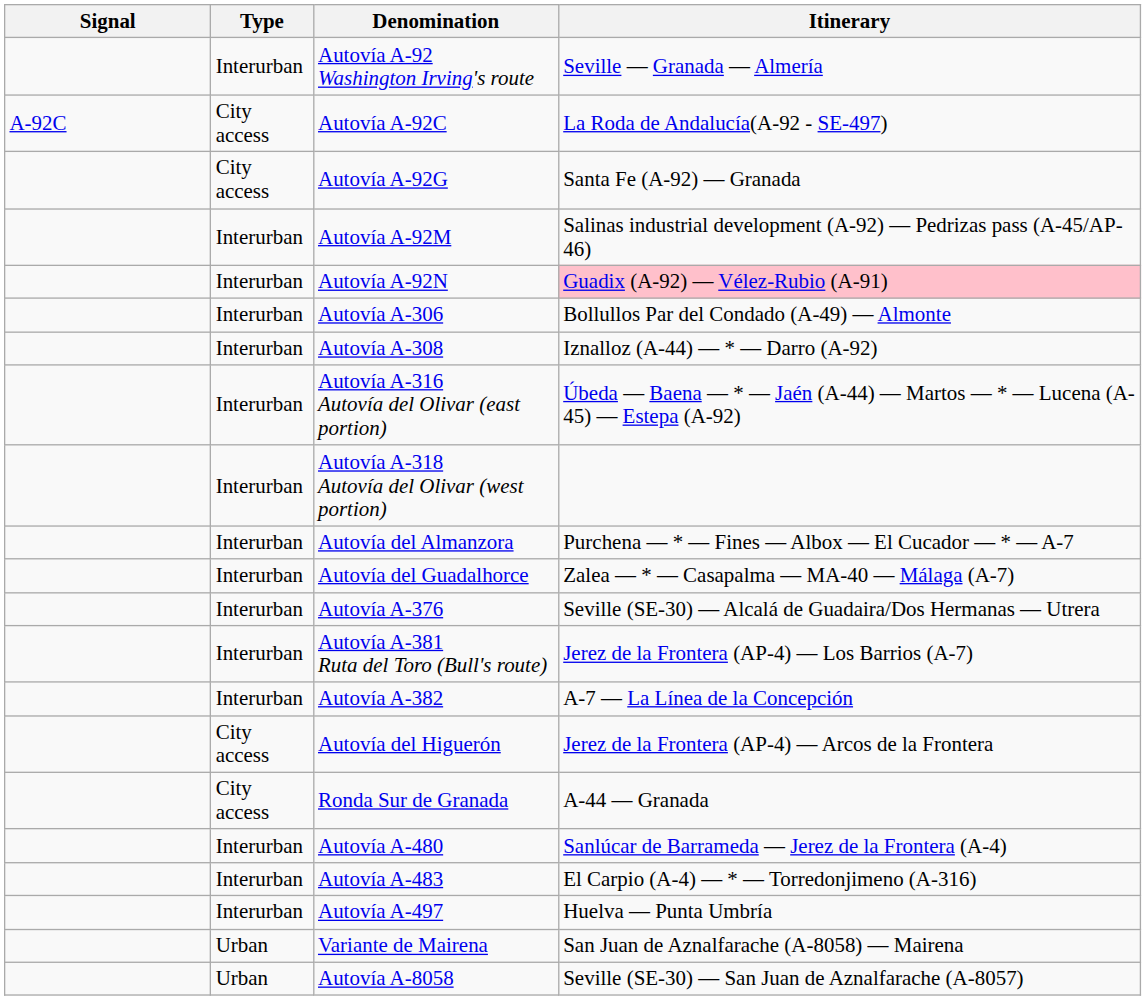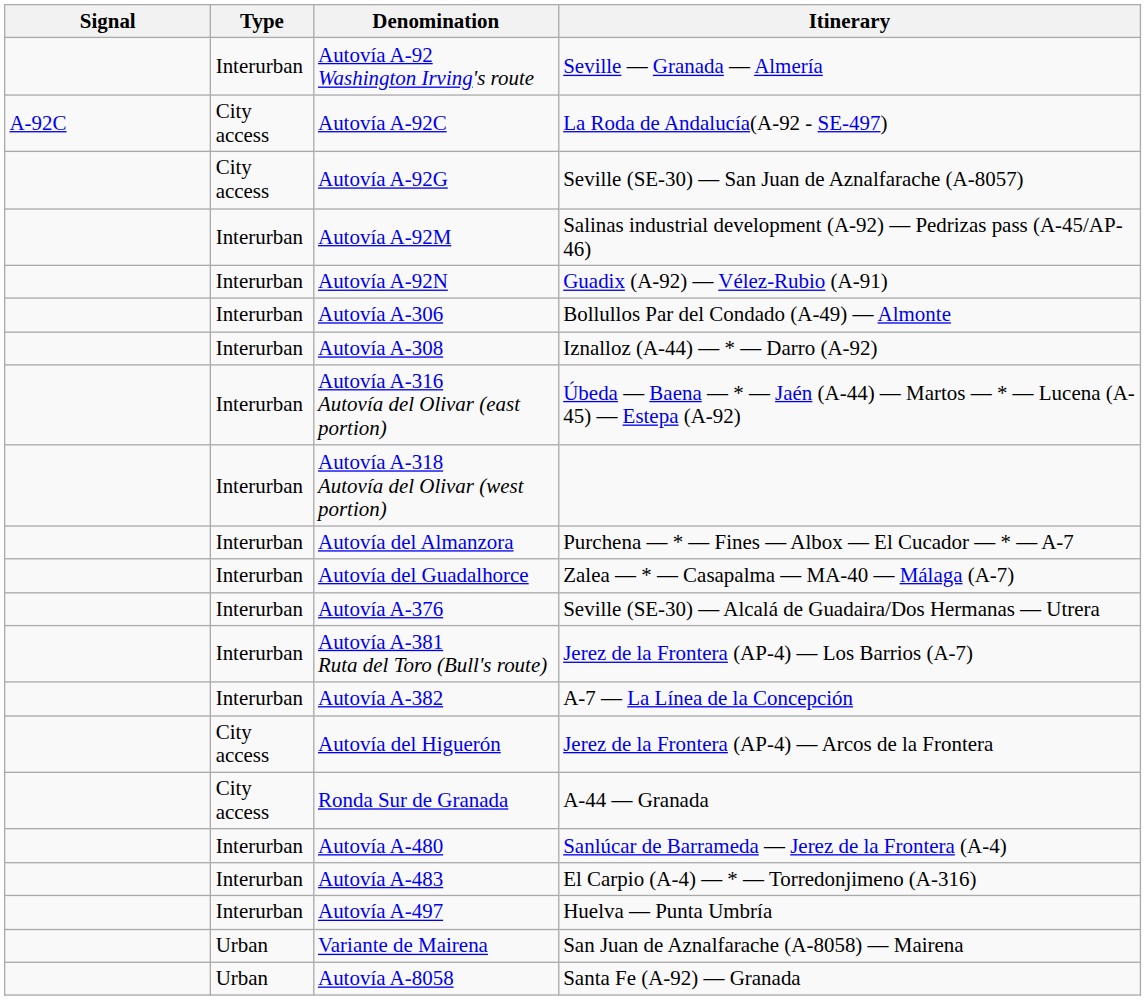(682, 179) Santa Fe (A-92) — Granada -> (793, 179) Seville (SE-30) — San Juan de Aznalfarache (A-8057)
(725, 281) pink background -> (725, 281) no background
(793, 978) Seville (SE-30) — San Juan de Aznalfarache (A-8057) -> (682, 978) Santa Fe (A-92) — Granada
